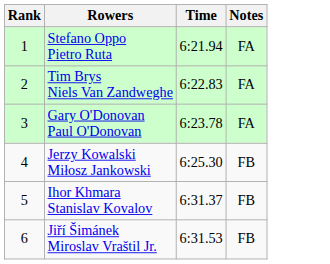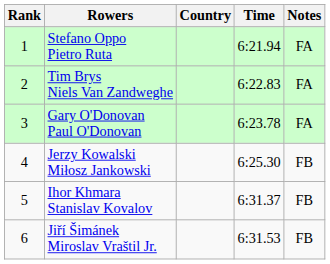+ column: (205, 15)
